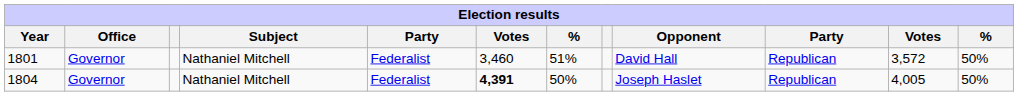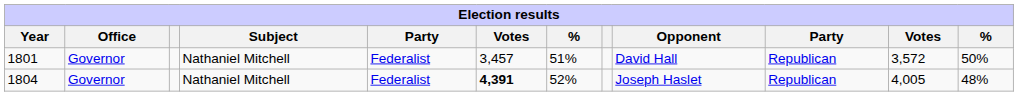(497, 58) 3,460 -> (497, 58) 3,457
(563, 79) 50% -> (563, 79) 52%
(975, 79) 50% -> (975, 79) 48%
